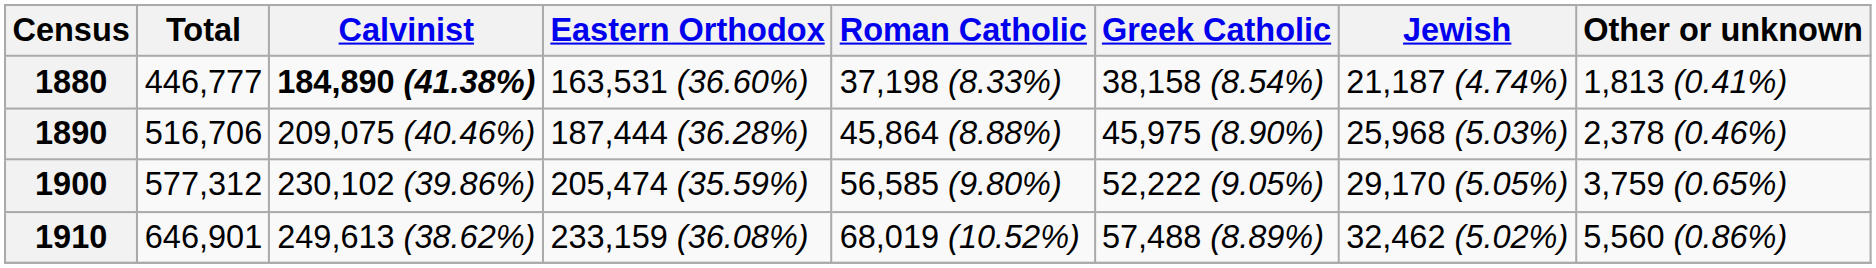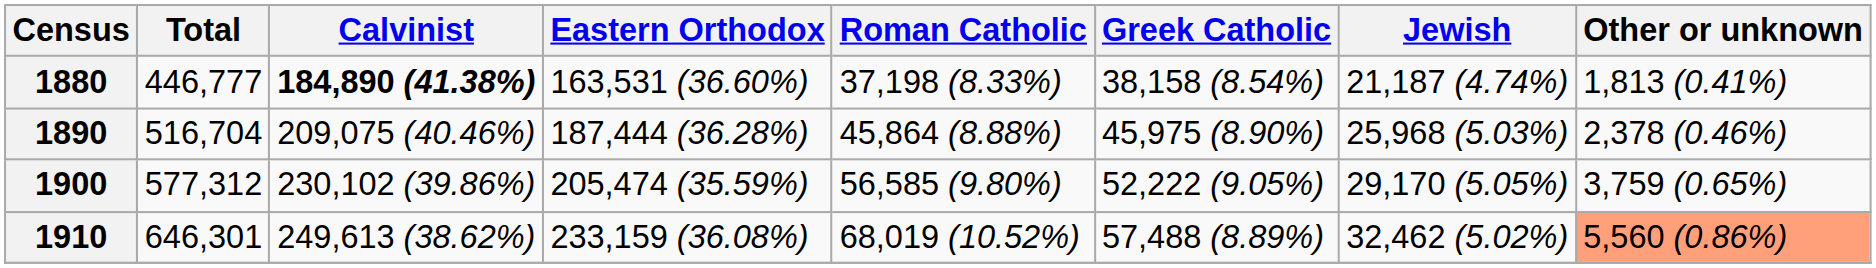(204, 133) 516,706 -> (204, 133) 516,704
(204, 236) 646,901 -> (204, 236) 646,301
(1685, 236) no background -> (1685, 236) lightsalmon background
